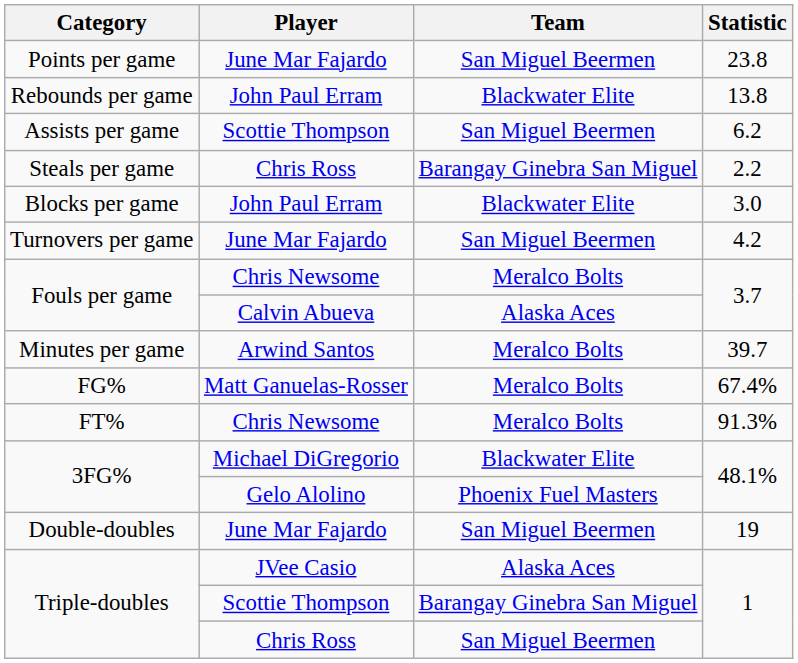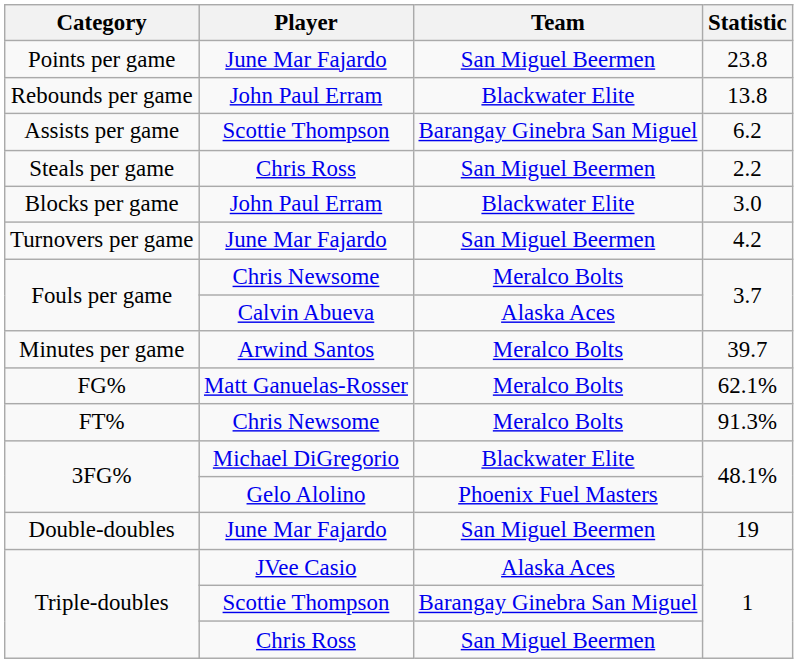(558, 131) San Miguel Beermen -> (558, 131) Barangay Ginebra San Miguel
(558, 167) Barangay Ginebra San Miguel -> (558, 167) San Miguel Beermen
(747, 385) 67.4% -> (747, 385) 62.1%
